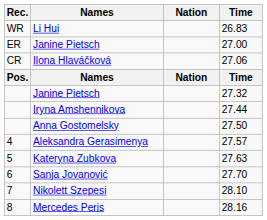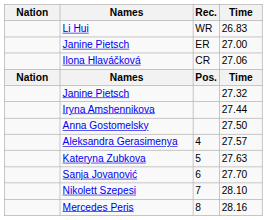columns swapped: (17, 12) <-> (191, 12)
